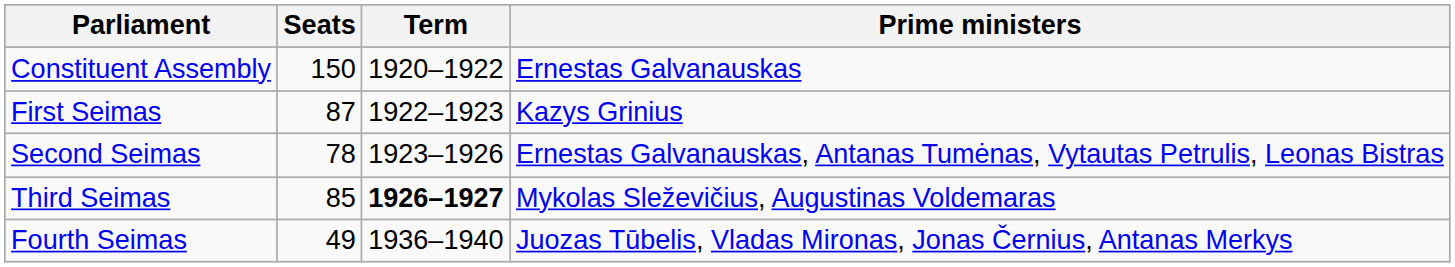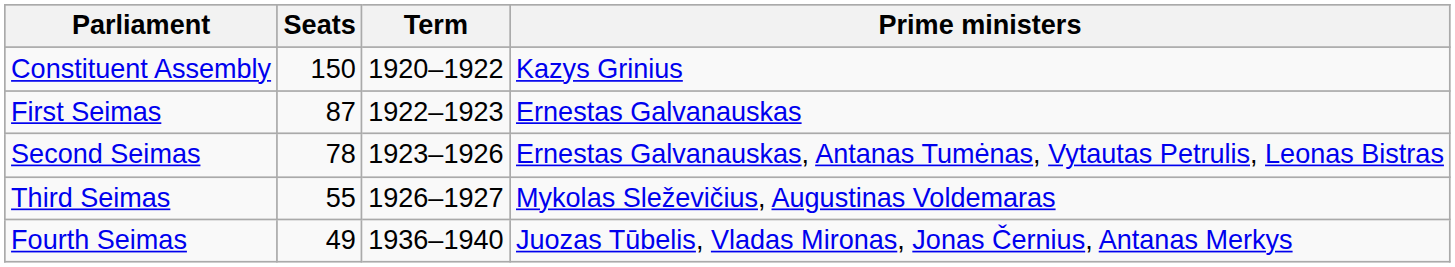(659, 68) Ernestas Galvanauskas -> (599, 68) Kazys Grinius
(599, 111) Kazys Grinius -> (659, 111) Ernestas Galvanauskas
(341, 197) 85 -> (341, 197) 55
(436, 197) bold -> (436, 197) normal
